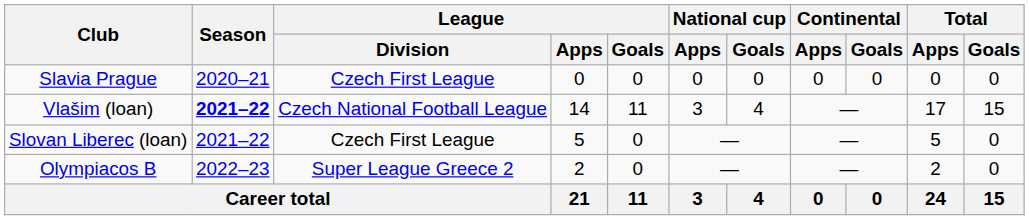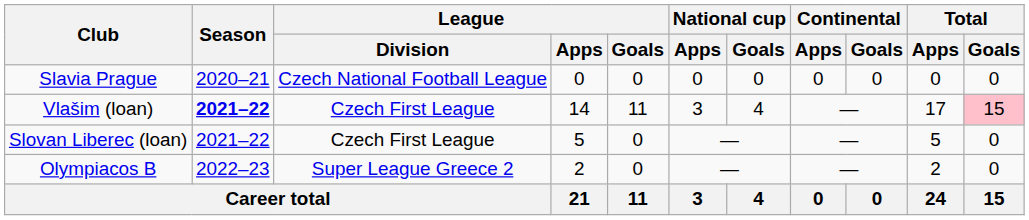(413, 79) Czech First League -> (413, 79) Czech National Football League
(413, 109) Czech National Football League -> (413, 109) Czech First League
(994, 109) no background -> (994, 109) pink background
